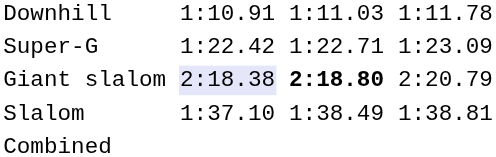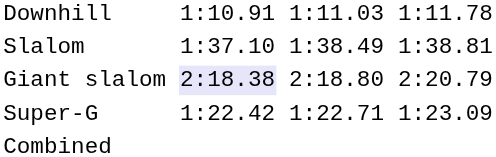rows swapped: (51, 47) <-> (44, 113)
(336, 80) bold -> (336, 80) normal
